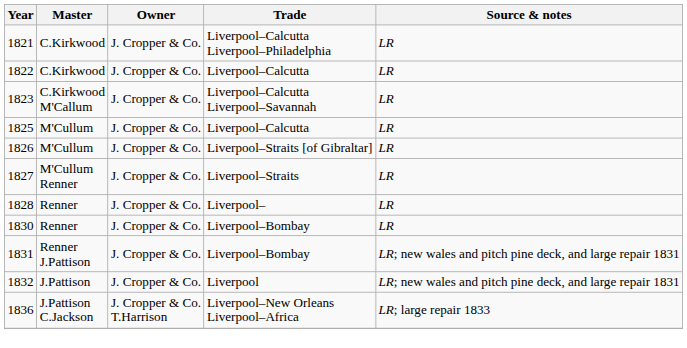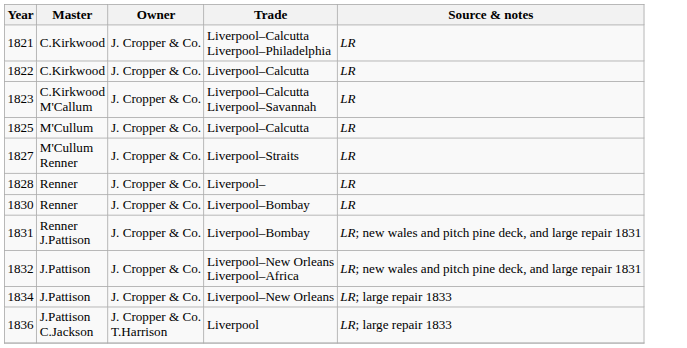- row: (21, 148)
(233, 282) Liverpool -> (271, 268) Liverpool–New Orleans Liverpool–Africa
+ row: (21, 296)
(271, 310) Liverpool–New Orleans Liverpool–Africa -> (233, 324) Liverpool
